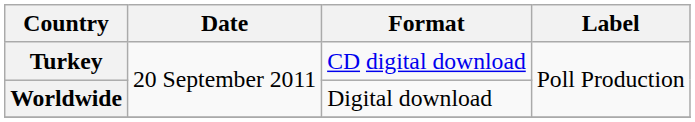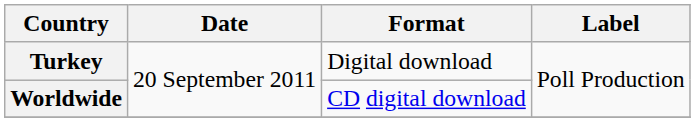(426, 60) CD digital download -> (410, 60) Digital download
(410, 98) Digital download -> (426, 98) CD digital download
